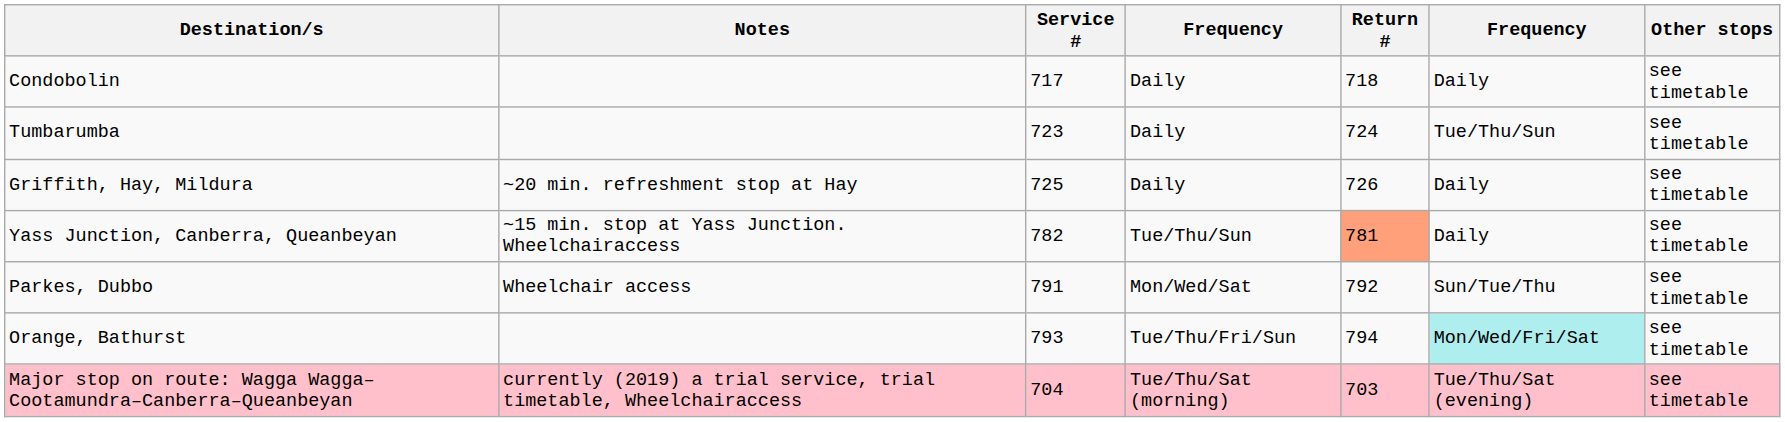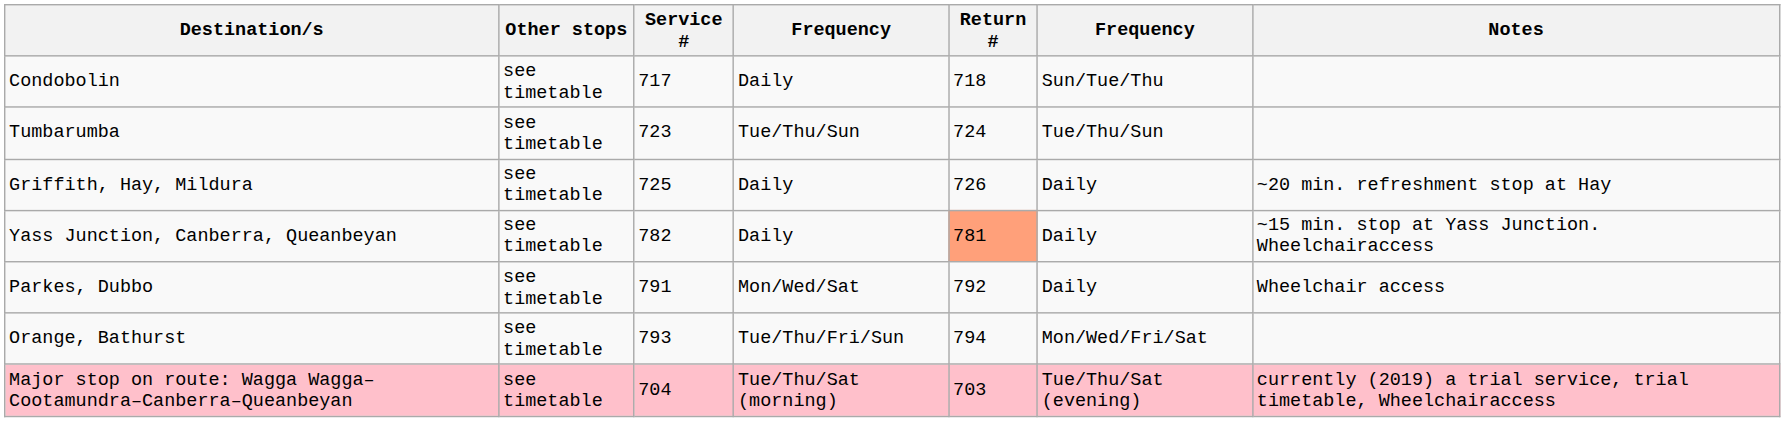columns swapped: (1712, 30) <-> (762, 30)
(1461, 82) Daily -> (1103, 82) Sun/Tue/Thu
(1158, 133) Daily -> (799, 133) Tue/Thu/Sun
(1191, 236) Tue/Thu/Sun -> (766, 236) Daily
(1495, 287) Sun/Tue/Thu -> (1069, 287) Daily
(1517, 339) paleturquoise background -> (1125, 339) no background
